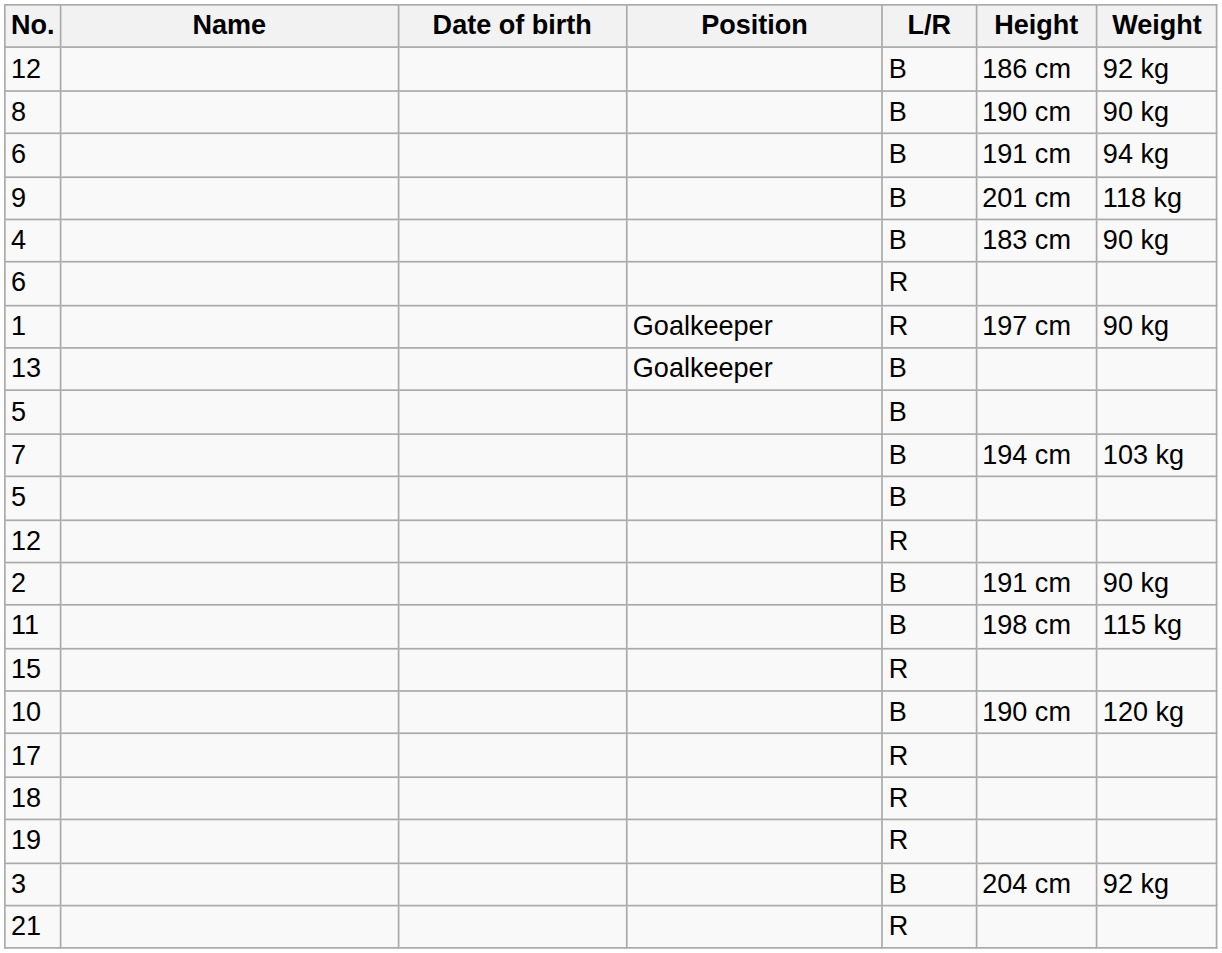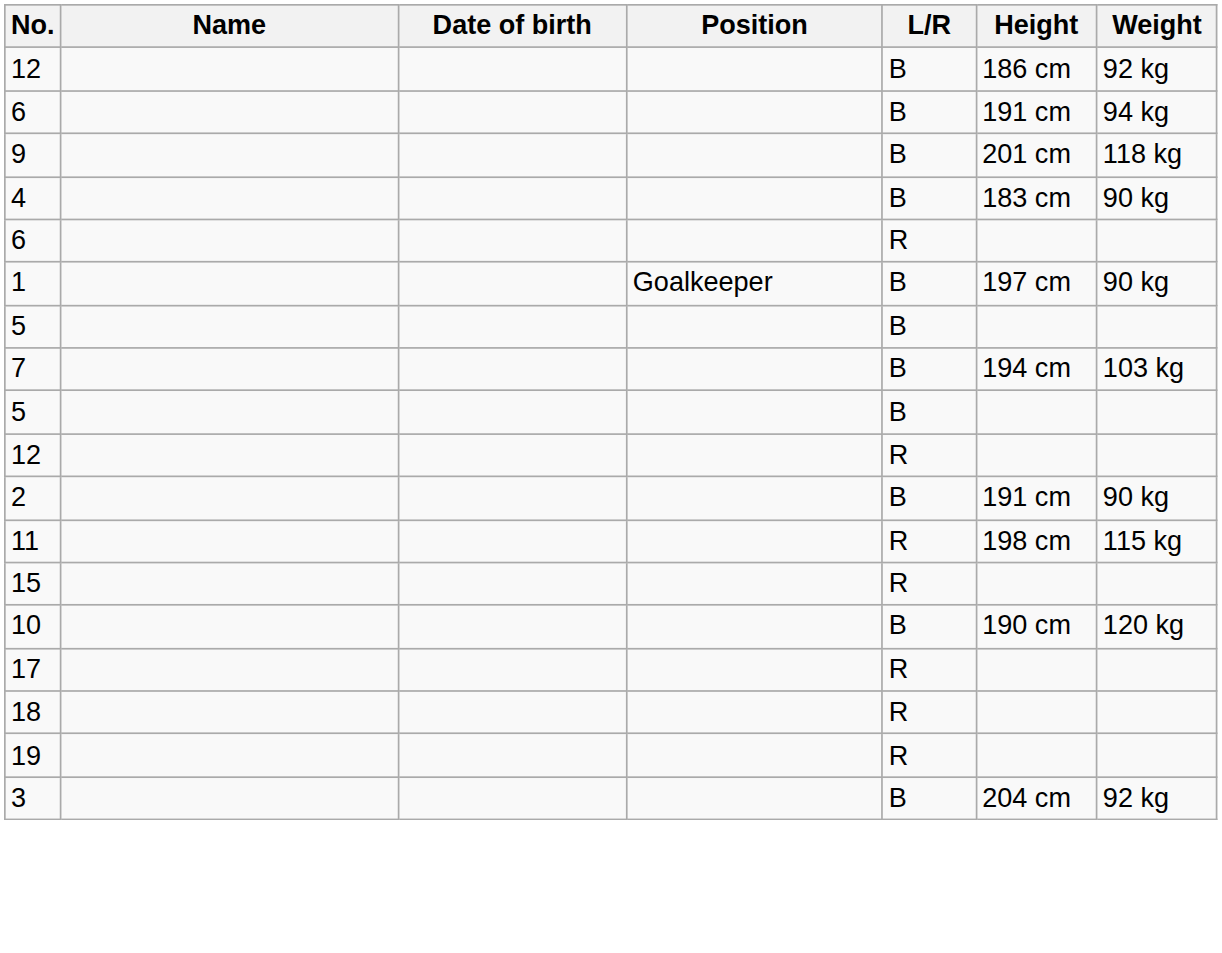- row: (19, 111)
(898, 326) R -> (898, 283) B
- row: (26, 369)
(898, 626) B -> (898, 540) R
- row: (26, 926)
